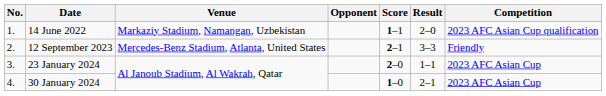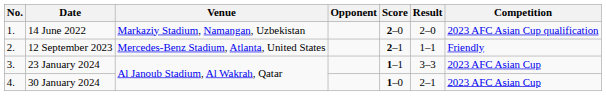(395, 30) 1–1 -> (395, 30) 2–0
(428, 47) 3–3 -> (428, 47) 1–1
(395, 64) 2–0 -> (395, 64) 1–1
(428, 64) 1–1 -> (428, 64) 3–3
